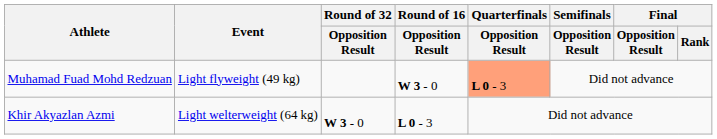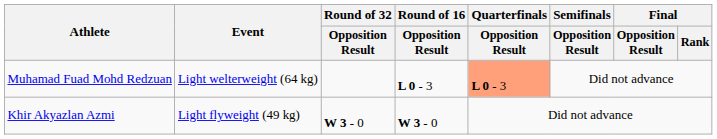(239, 79) Light flyweight (49 kg) -> (248, 79) Light welterweight (64 kg)
(418, 86) W 3 - 0 -> (415, 86) L 0 - 3
(248, 115) Light welterweight (64 kg) -> (239, 115) Light flyweight (49 kg)
(415, 123) L 0 - 3 -> (418, 123) W 3 - 0
